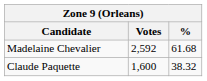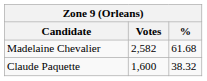(144, 48) 2,592 -> (144, 48) 2,582
